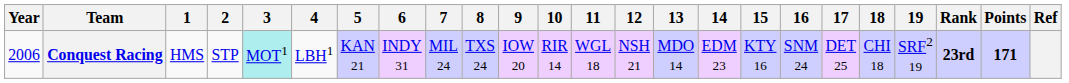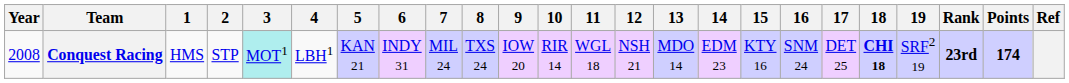(24, 54) 2006 -> (24, 54) 2008
(877, 54) normal -> (878, 54) bold
(1005, 54) 171 -> (1008, 54) 174
